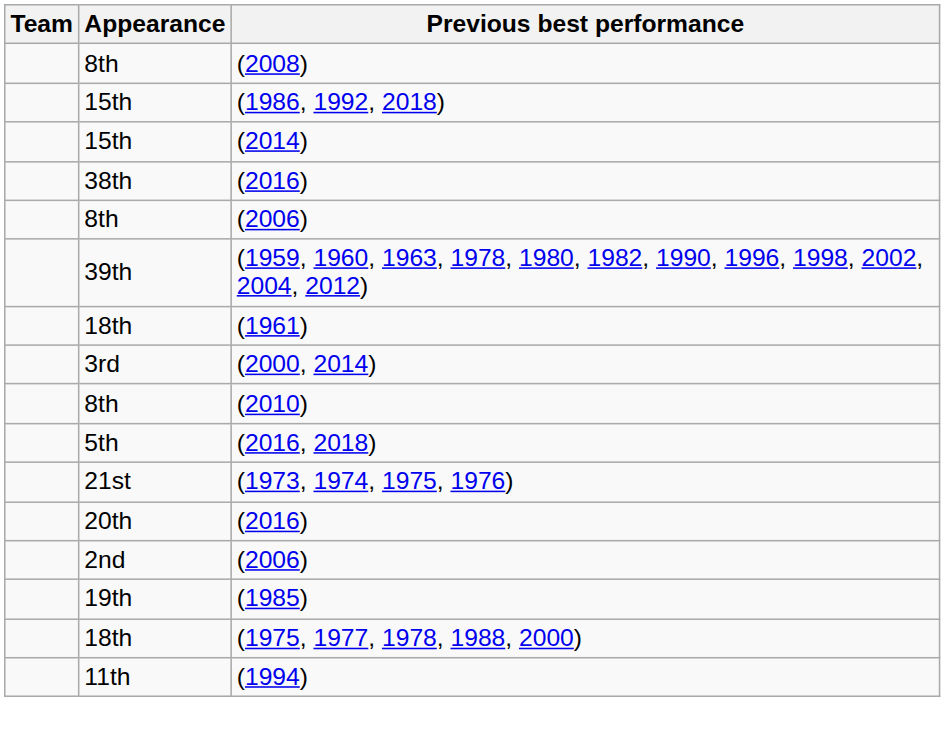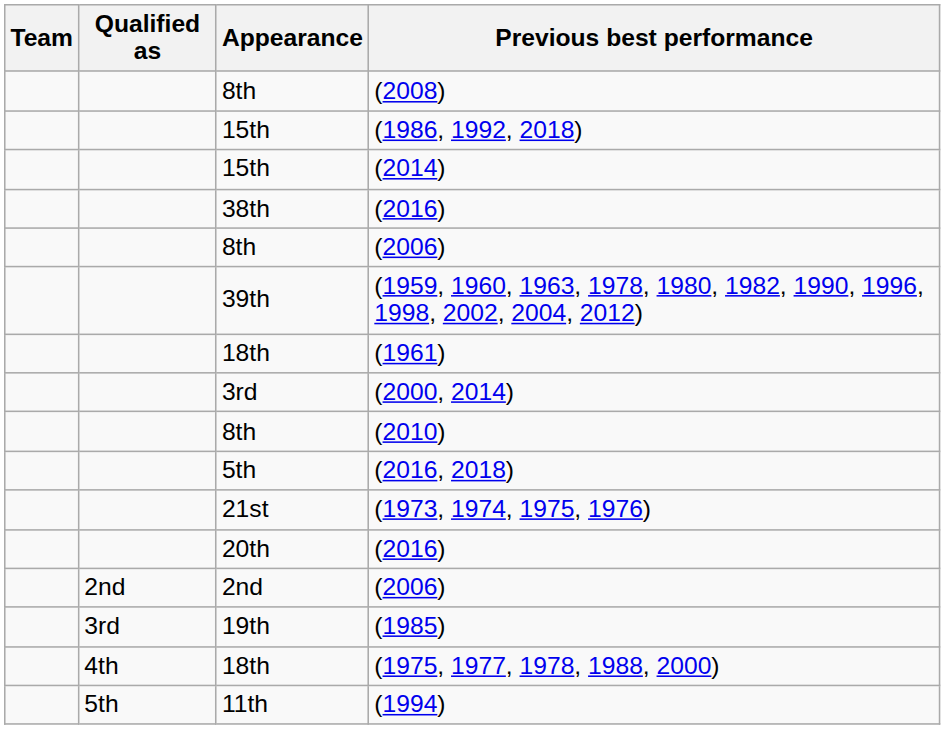+ column: (147, 37)
